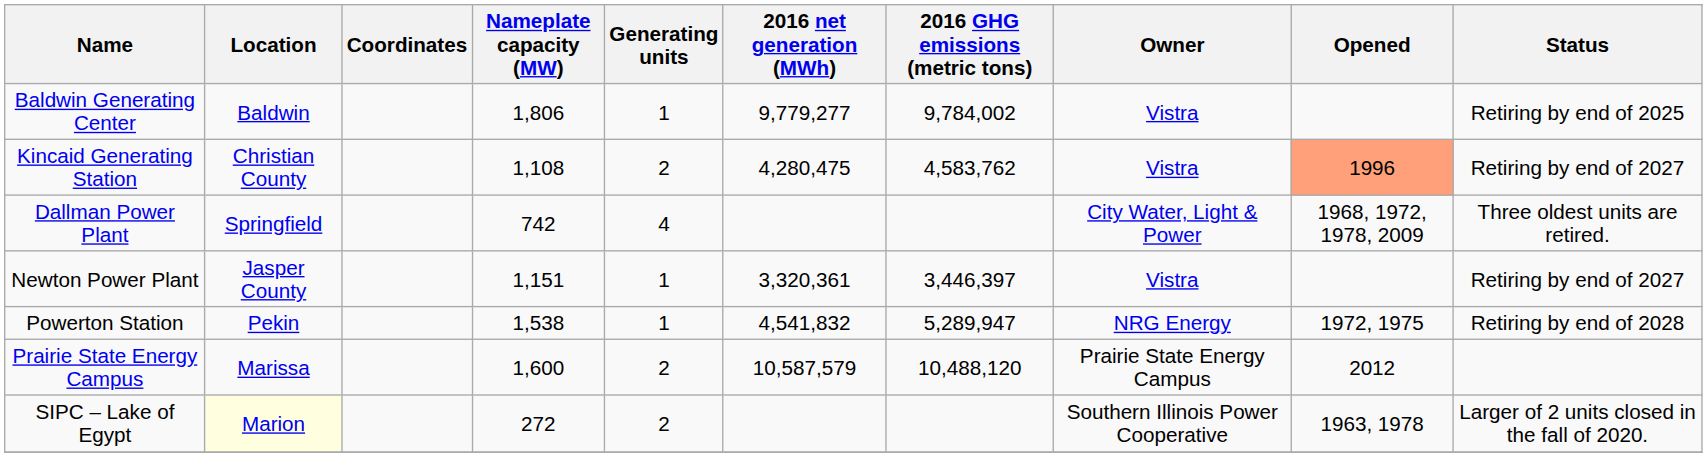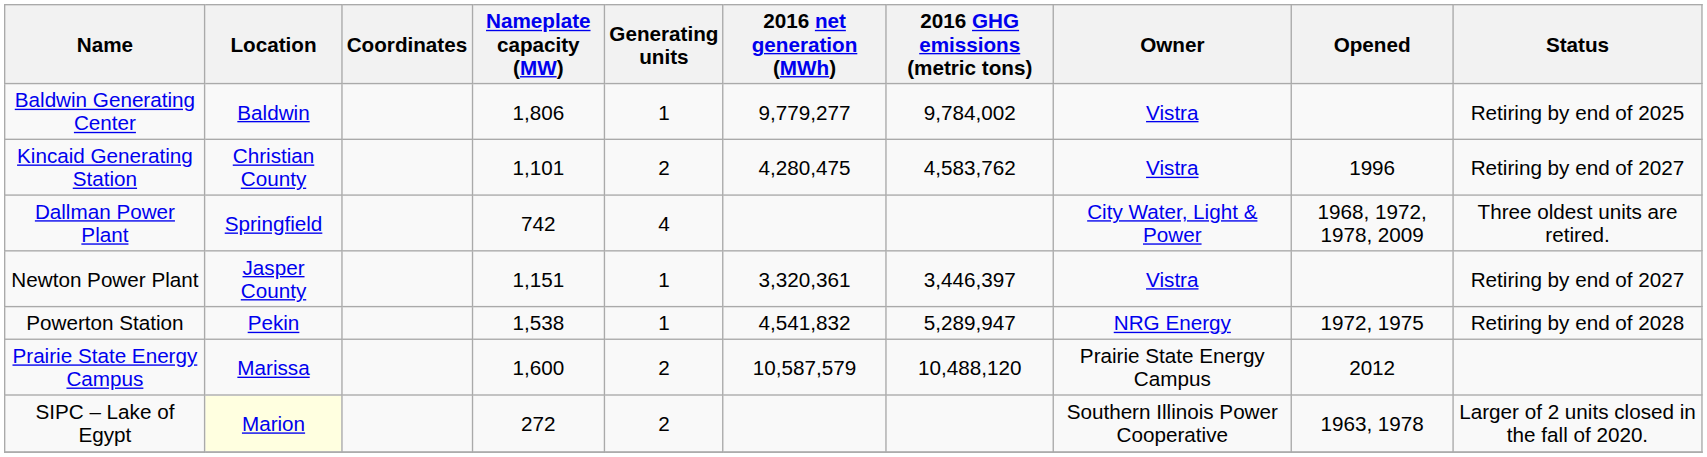(538, 168) 1,108 -> (538, 168) 1,101
(1372, 168) lightsalmon background -> (1372, 168) no background
